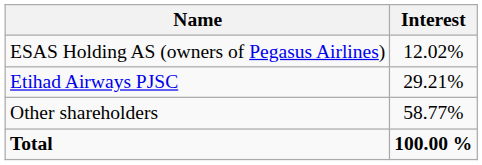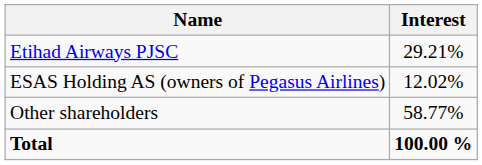rows swapped: (94, 81) <-> (198, 50)
